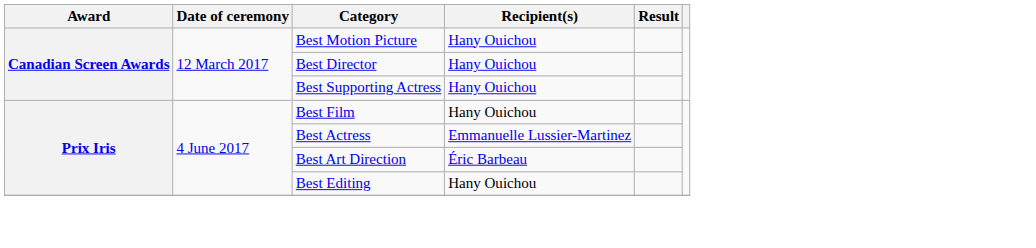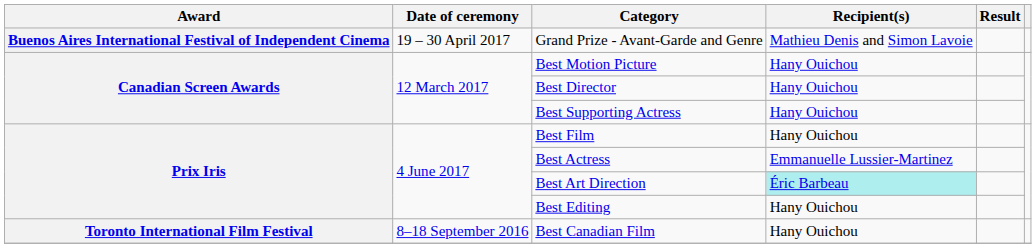+ row: (649, 40)
(488, 159) no background -> (809, 183) paleturquoise background
+ row: (595, 231)
